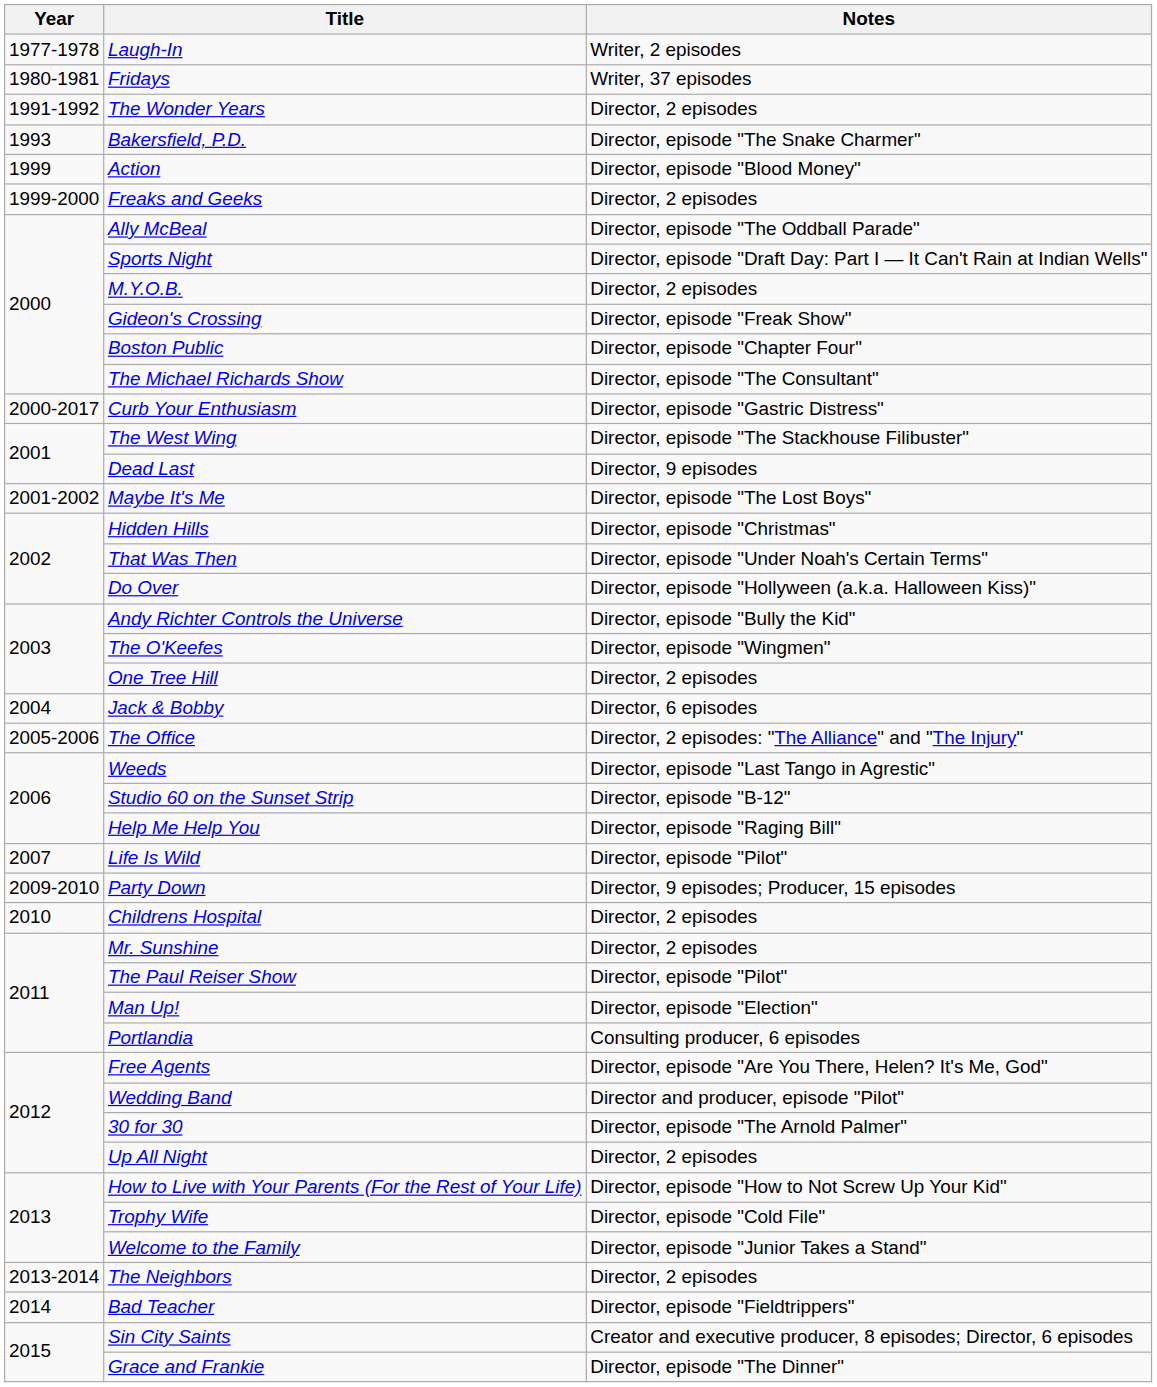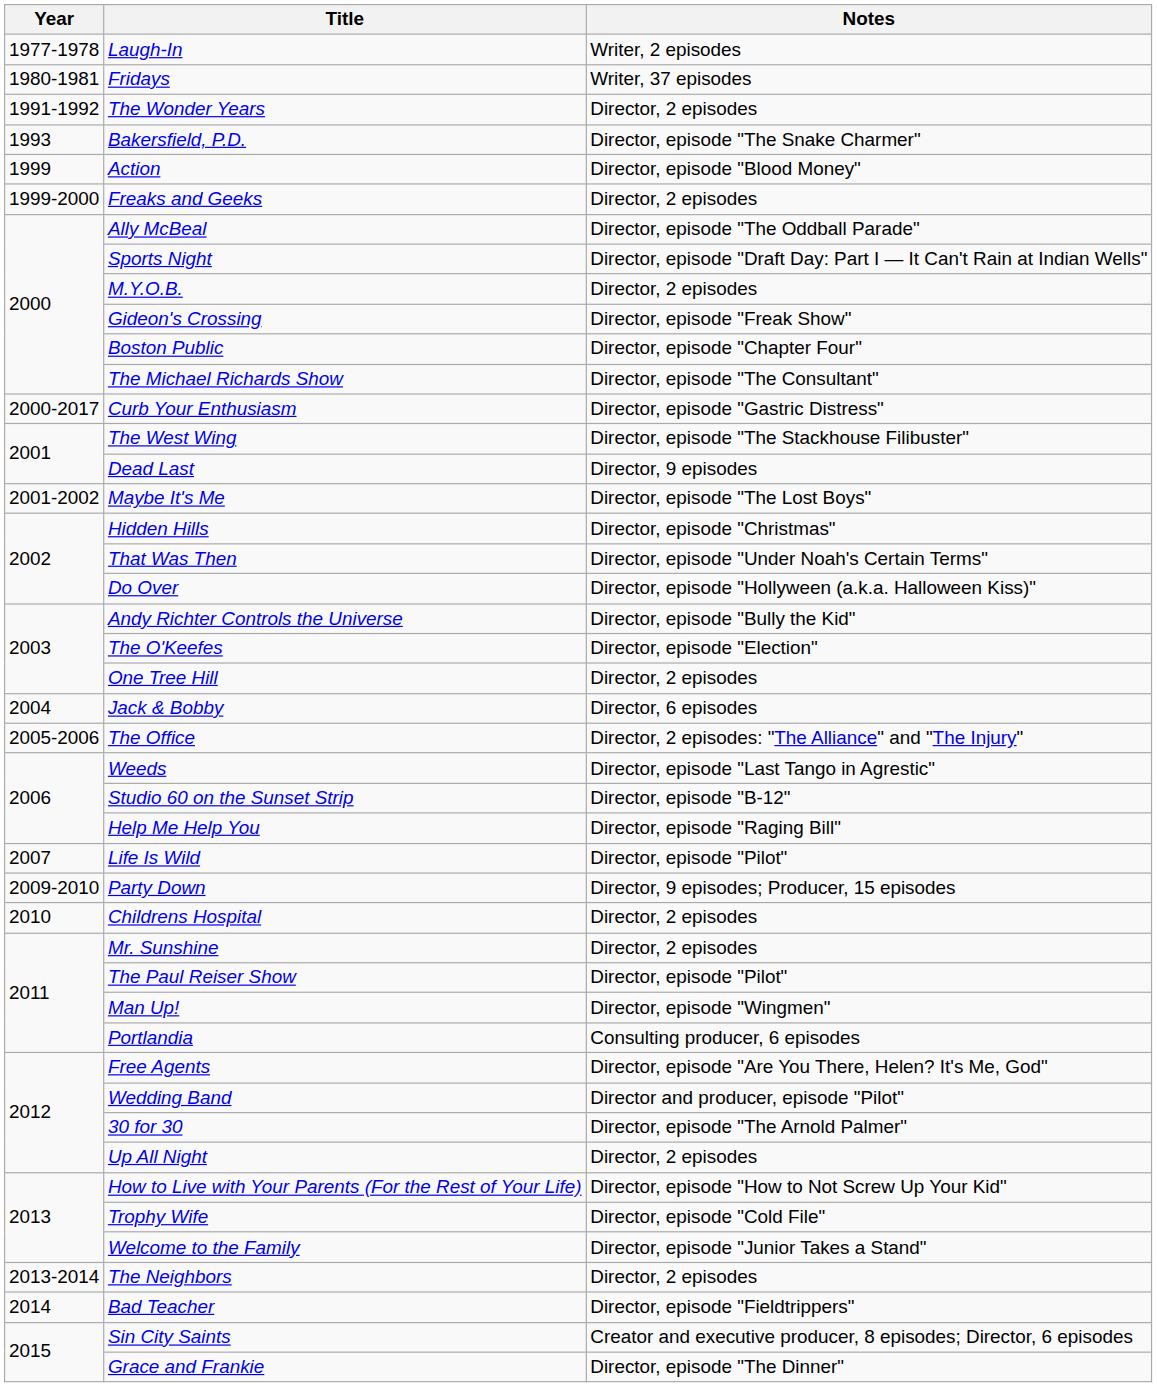(710, 648) Director, episode "Wingmen" -> (704, 648) Director, episode "Election"
(704, 1007) Director, episode "Election" -> (710, 1007) Director, episode "Wingmen"
